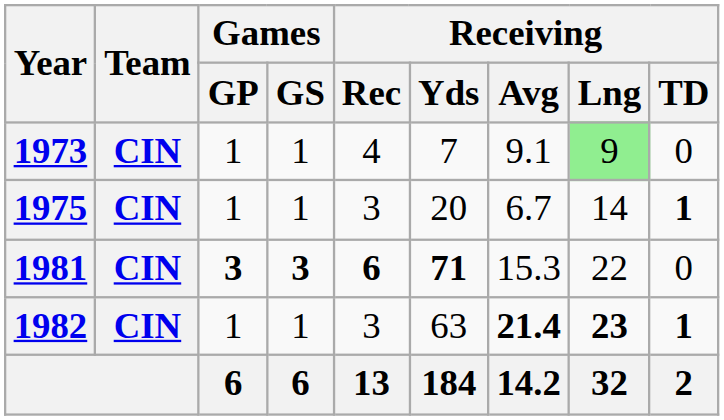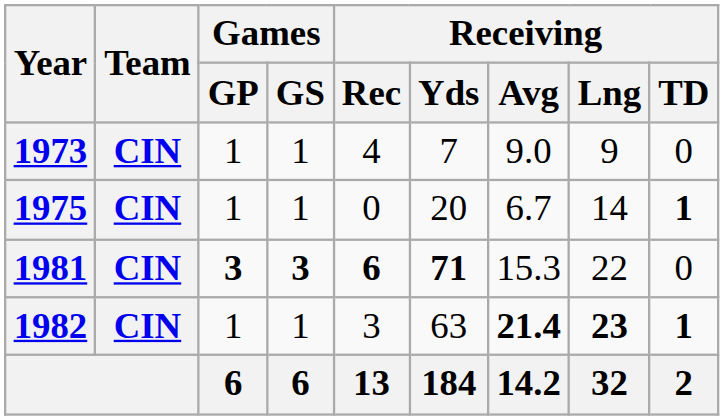(529, 150) 9.1 -> (529, 150) 9.0
(609, 150) lightgreen background -> (609, 150) no background
(371, 208) 3 -> (371, 208) 0
